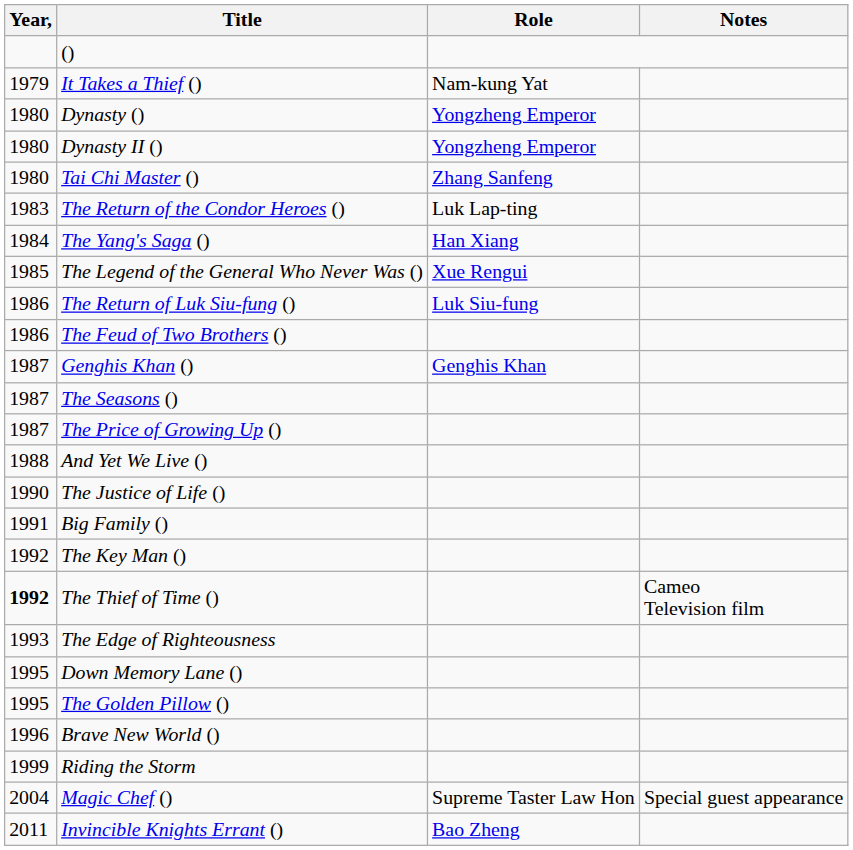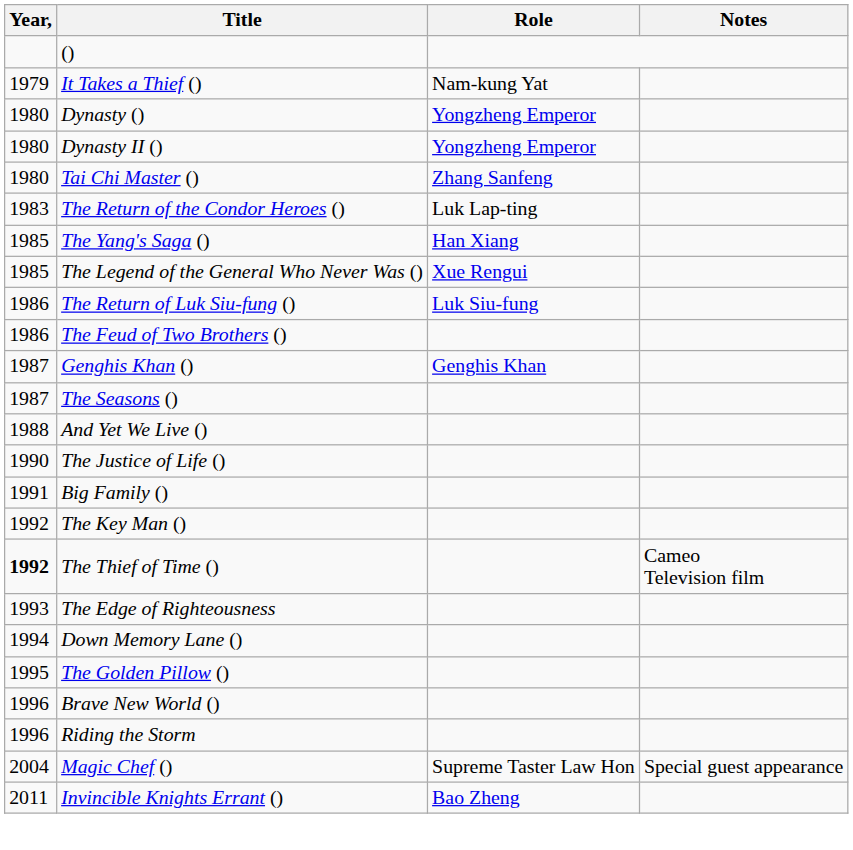(29, 240) 1984 -> (29, 240) 1985
- row: (171, 429)
(29, 671) 1995 -> (29, 640) 1994
(29, 766) 1999 -> (29, 734) 1996
